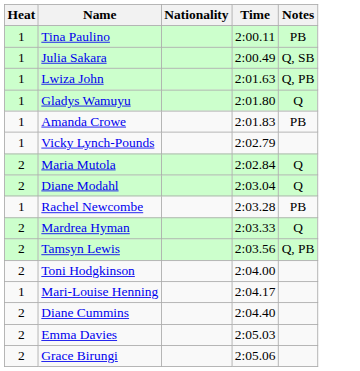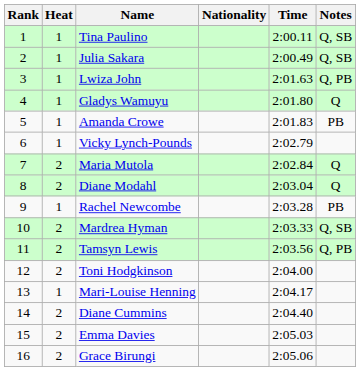+ column: (23, 15)
(298, 36) PB -> (336, 36) Q, SB
(298, 228) Q -> (336, 228) Q, SB
